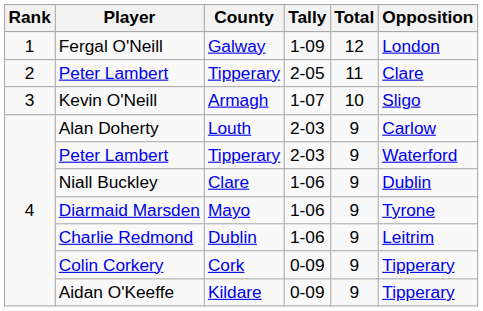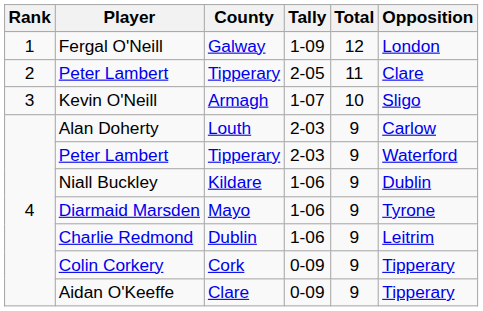(229, 182) Clare -> (235, 182) Kildare
(235, 292) Kildare -> (229, 292) Clare
